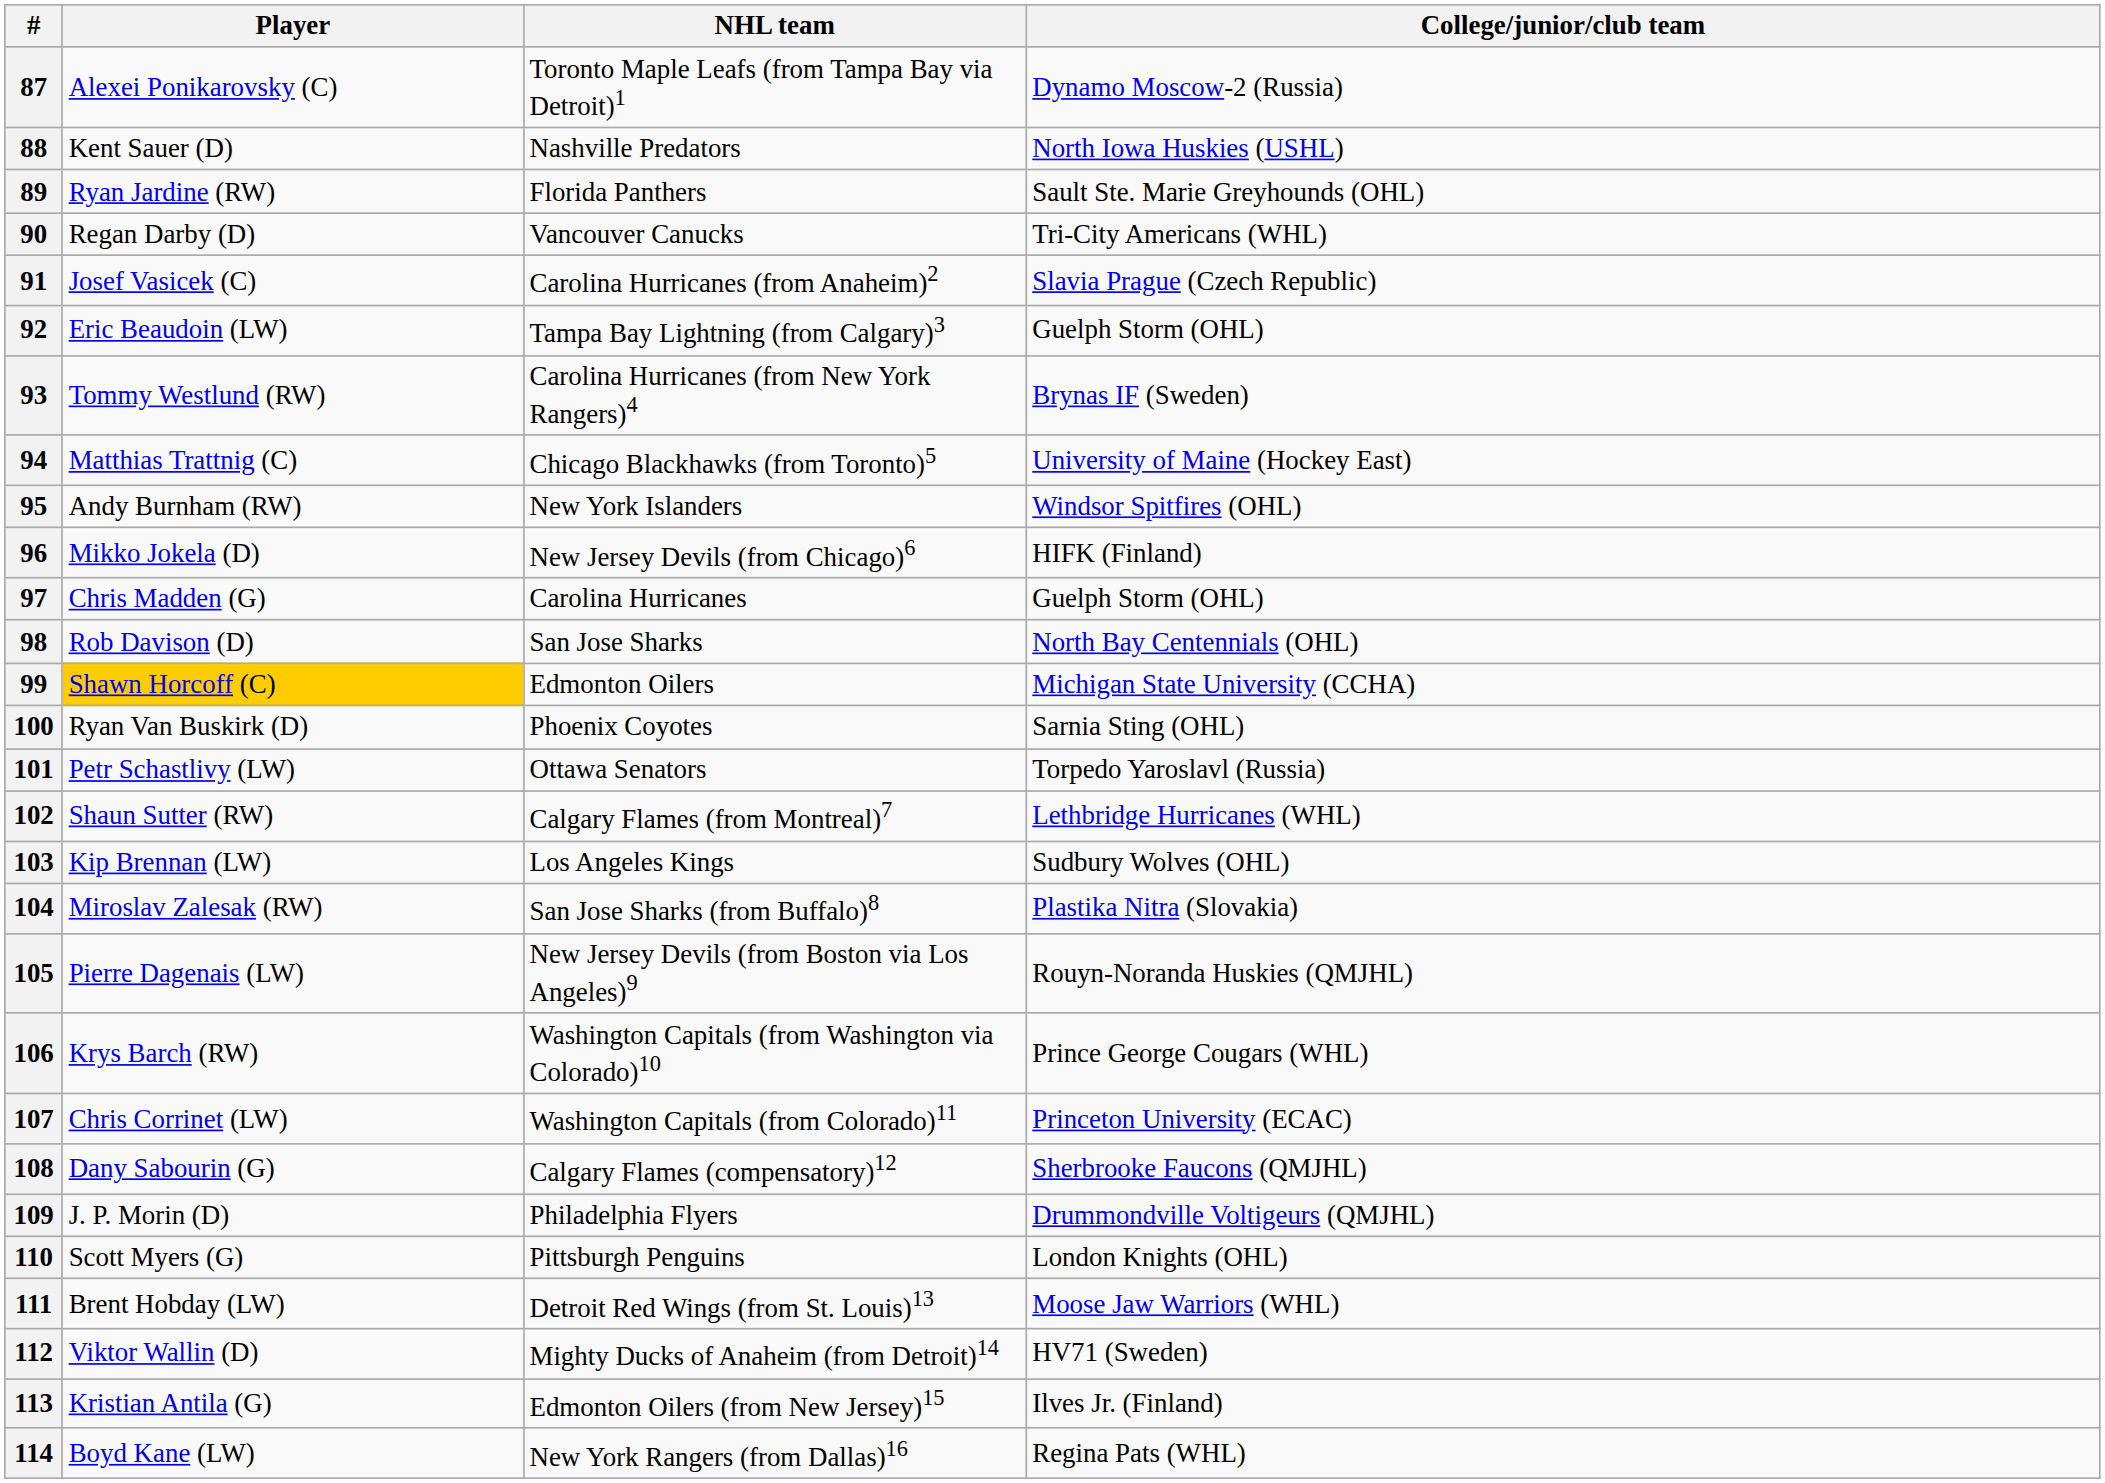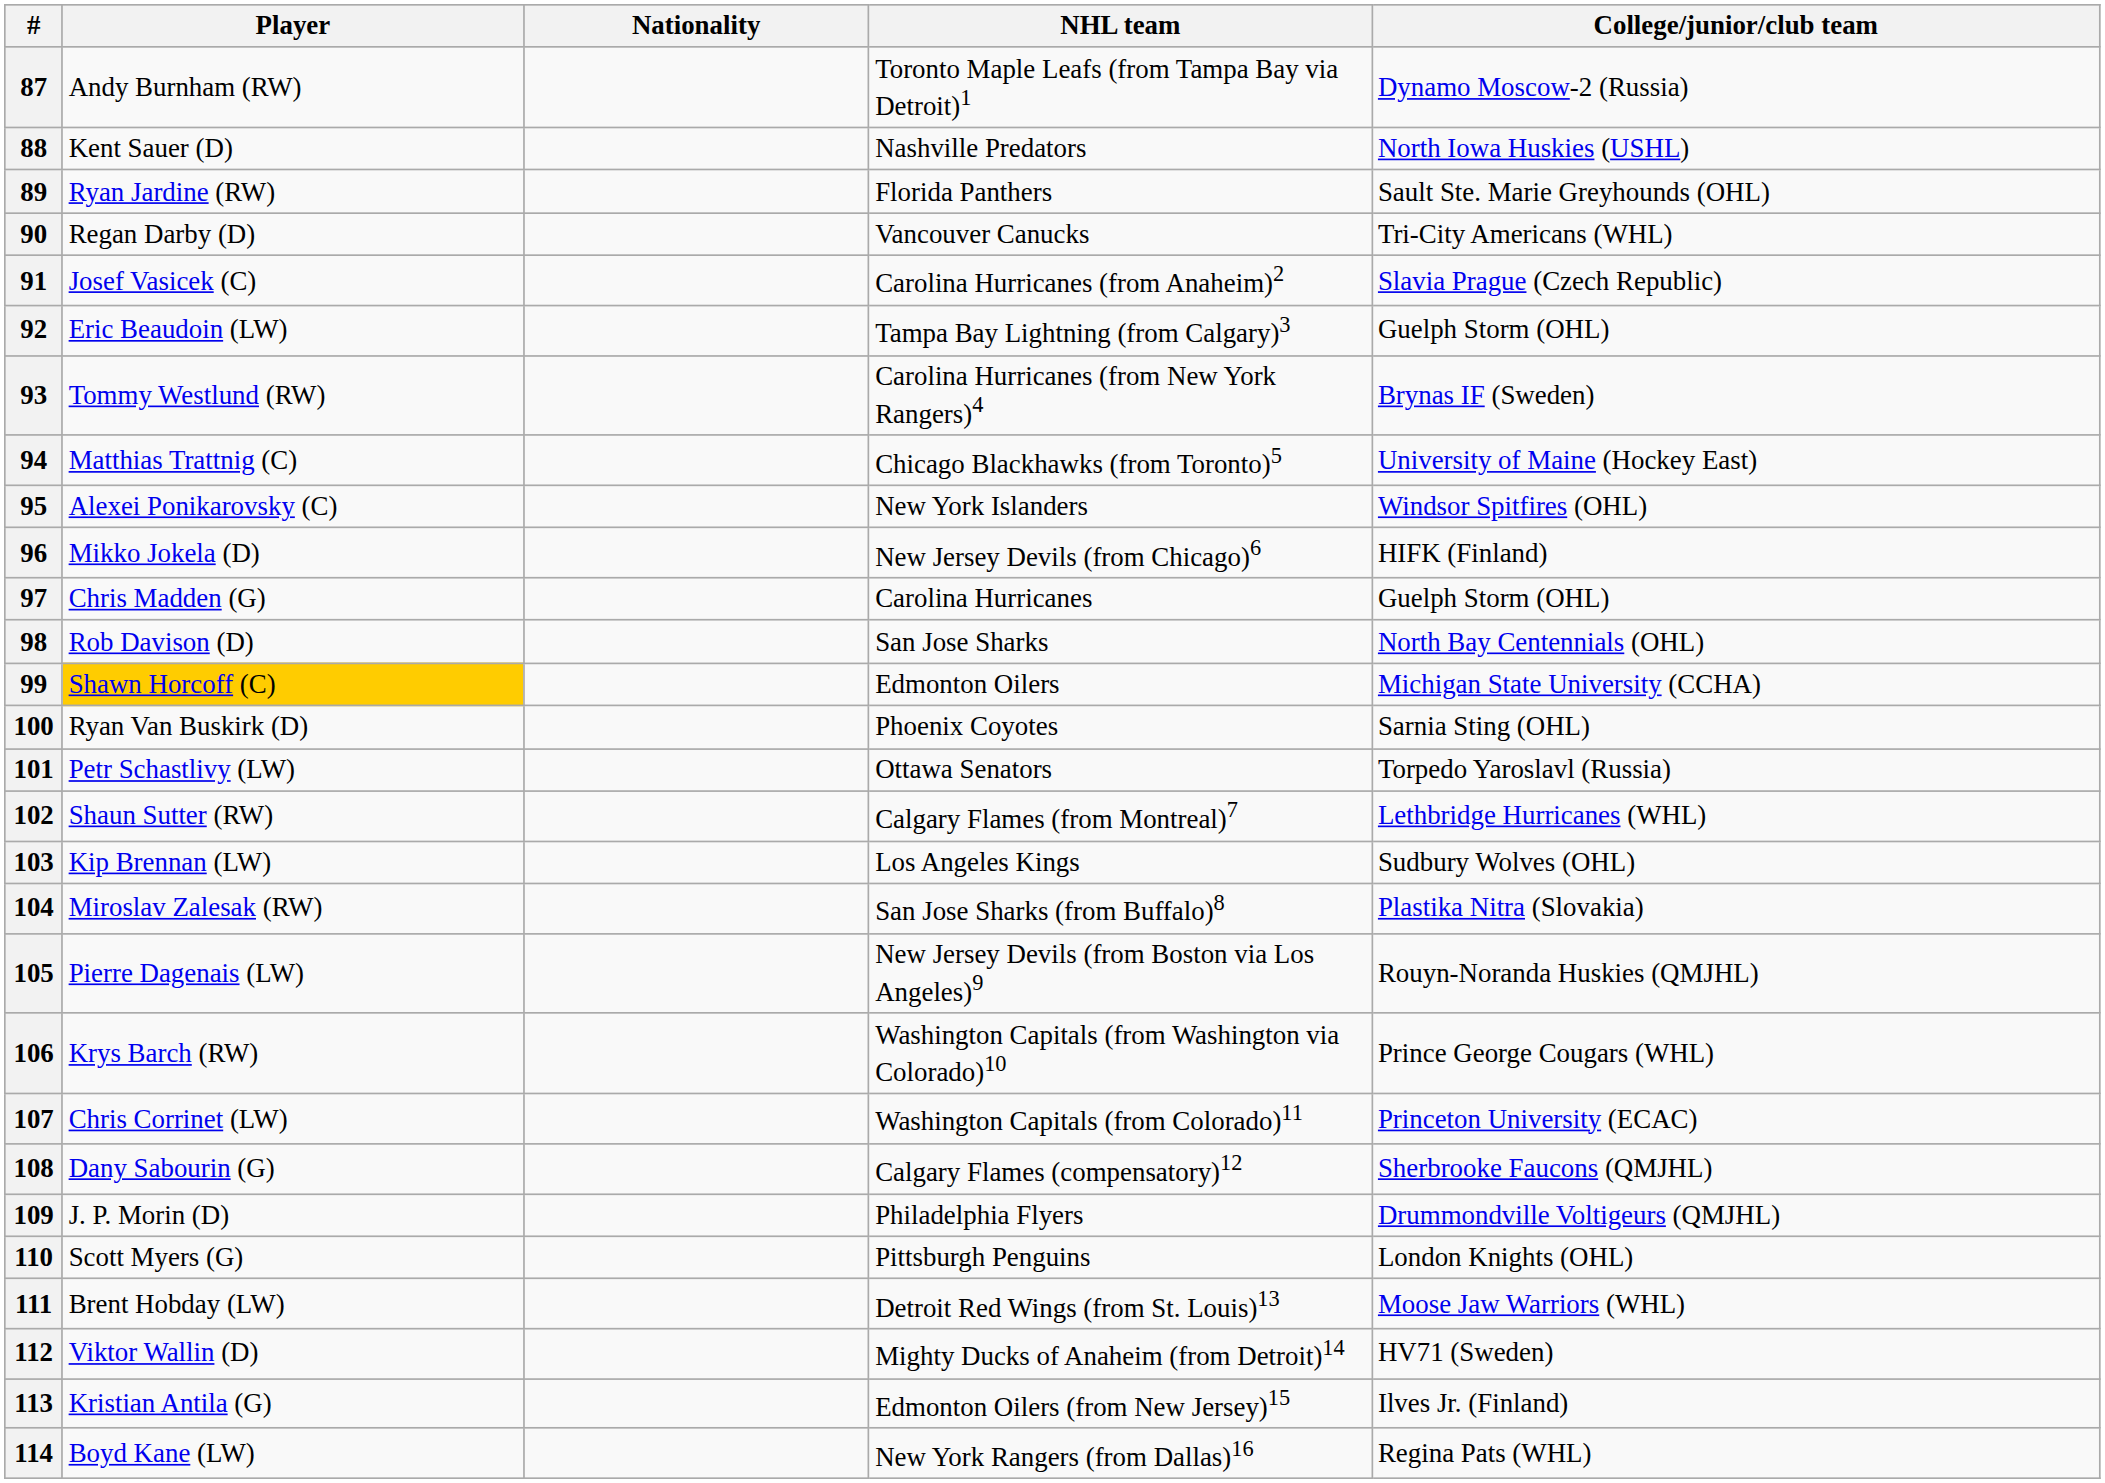+ column: (696, 25)
(203, 87) Alexei Ponikarovsky (C) -> (185, 87) Andy Burnham (RW)
(185, 506) Andy Burnham (RW) -> (203, 506) Alexei Ponikarovsky (C)
